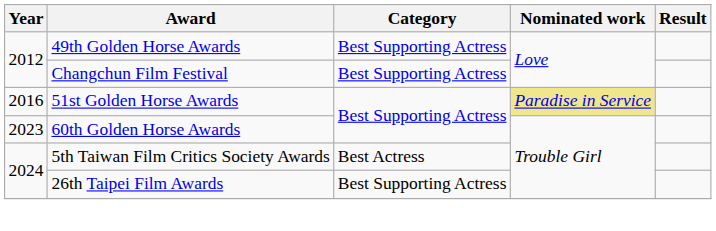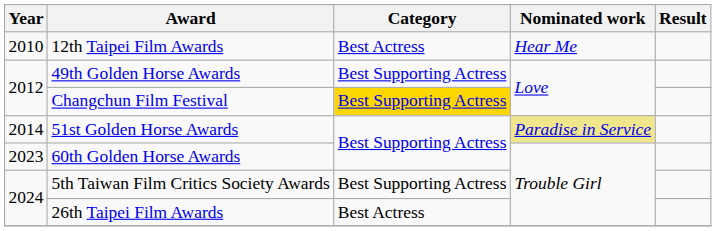+ row: (137, 45)
(422, 73) no background -> (422, 101) gold background
(26, 101) 2016 -> (26, 128) 2014
(381, 156) Best Actress -> (422, 184) Best Supporting Actress
(422, 184) Best Supporting Actress -> (381, 211) Best Actress
